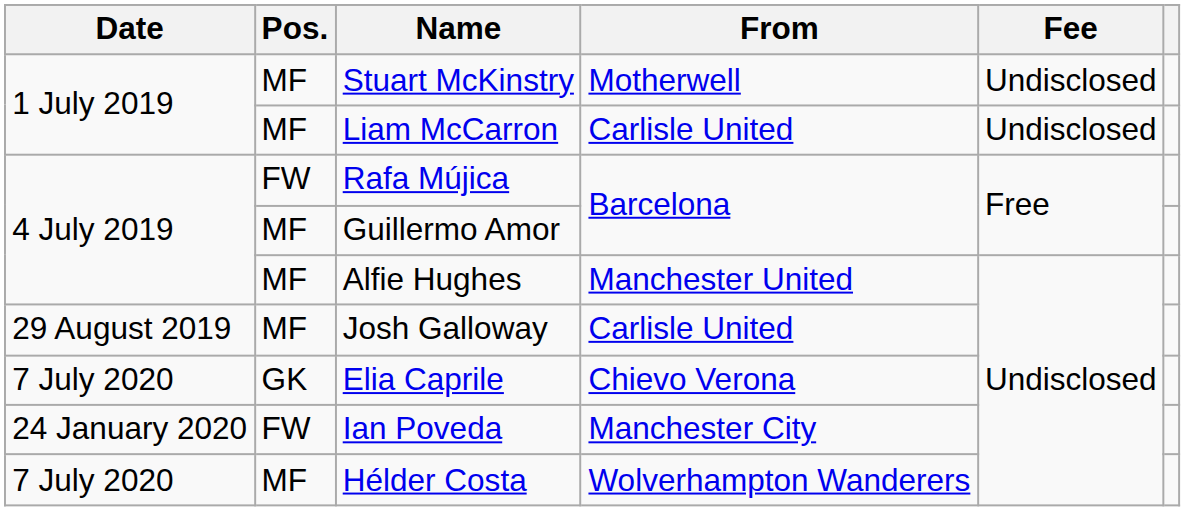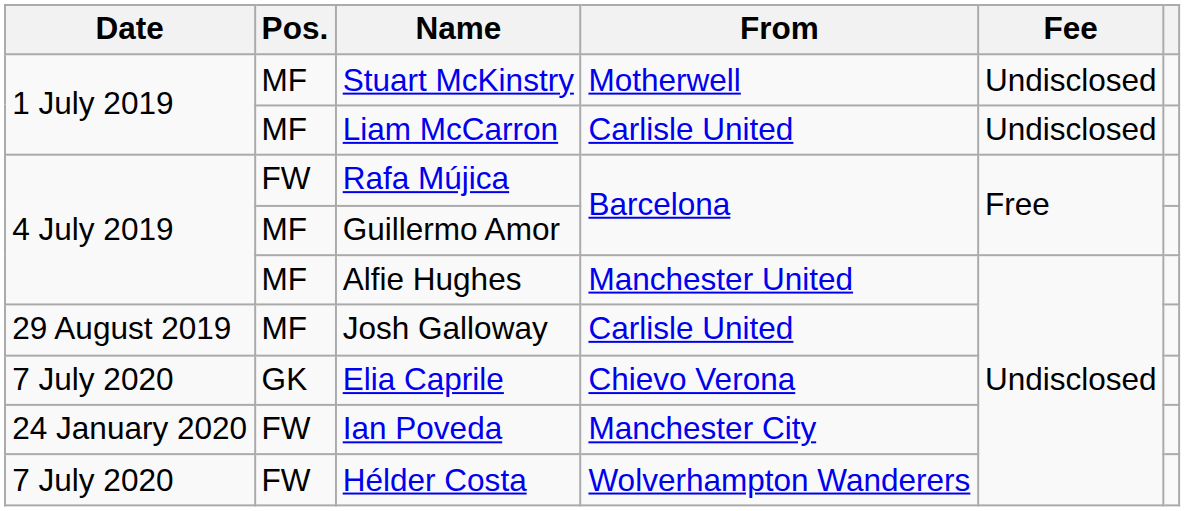(284, 479) MF -> (286, 479) FW
